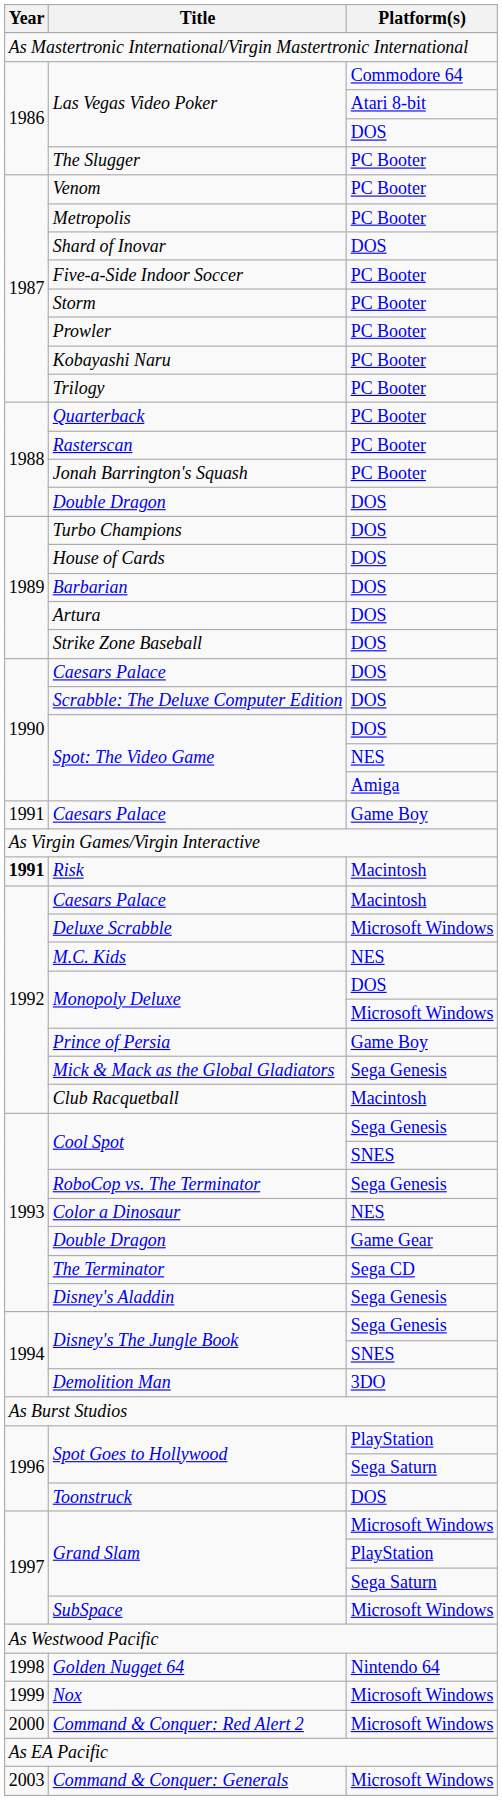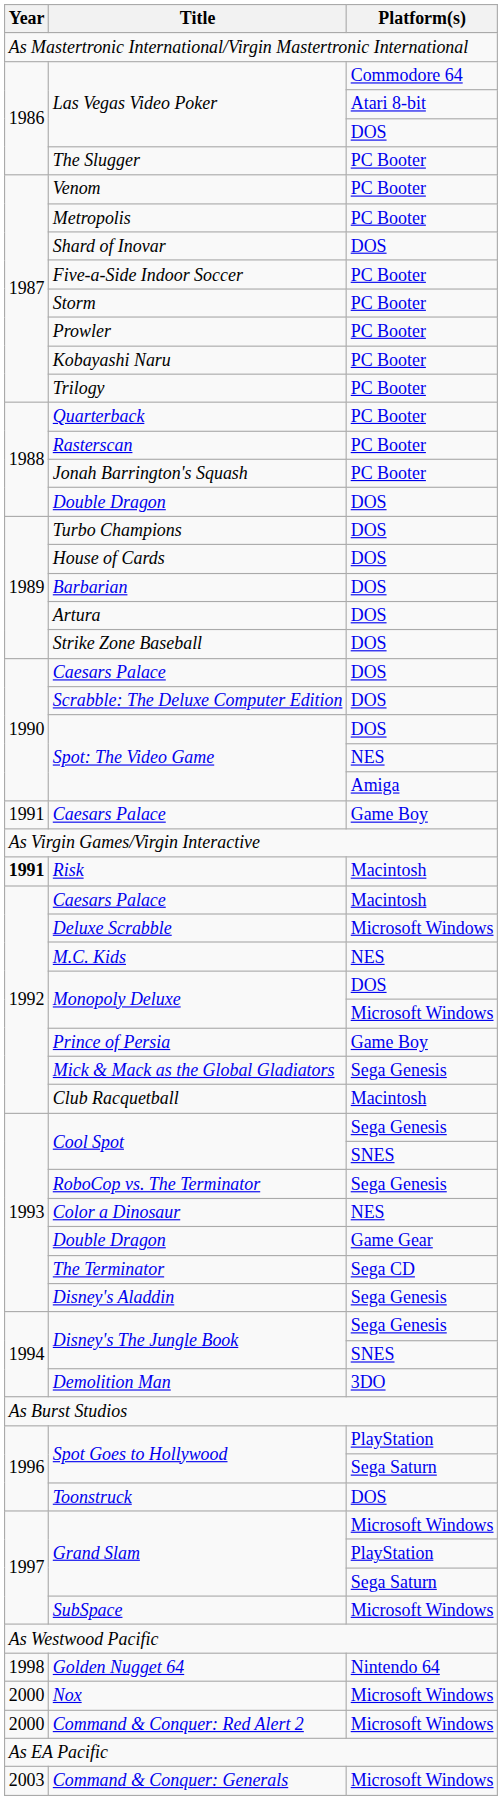(27, 1695) 1999 -> (27, 1695) 2000
